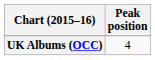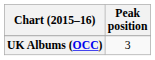(128, 45) 4 -> (128, 45) 3
